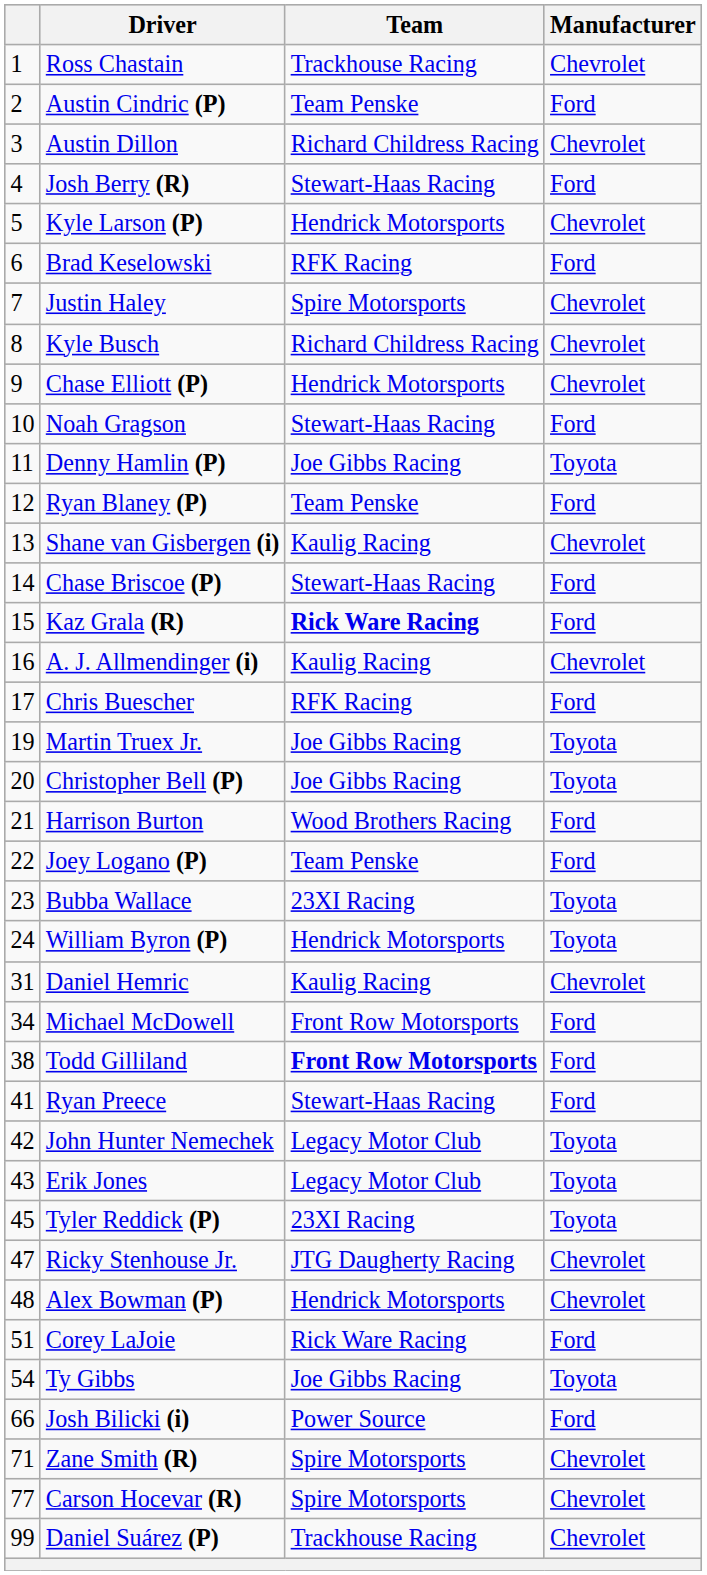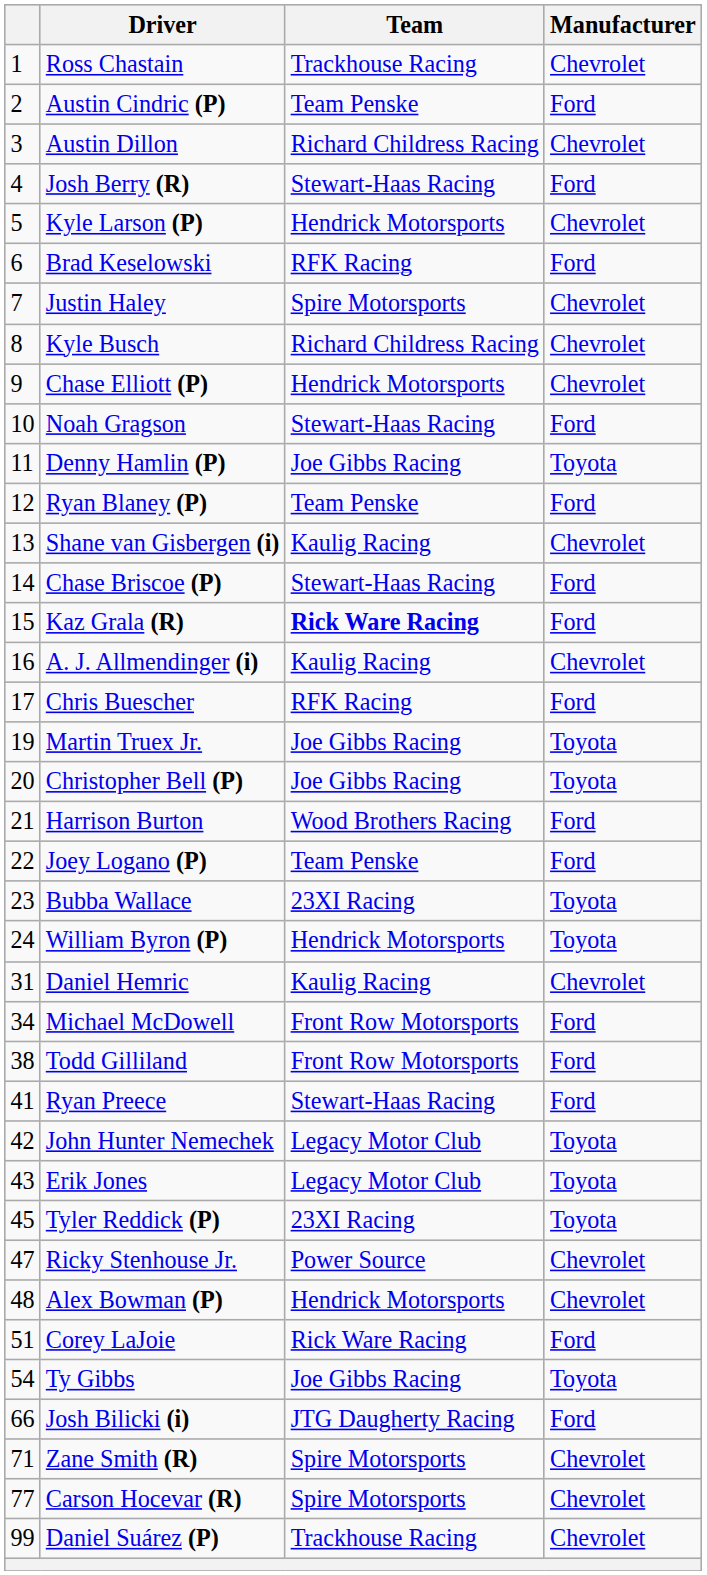(414, 1060) bold -> (405, 1060) normal
(403, 1259) JTG Daugherty Racing -> (358, 1259) Power Source
(358, 1419) Power Source -> (403, 1419) JTG Daugherty Racing
